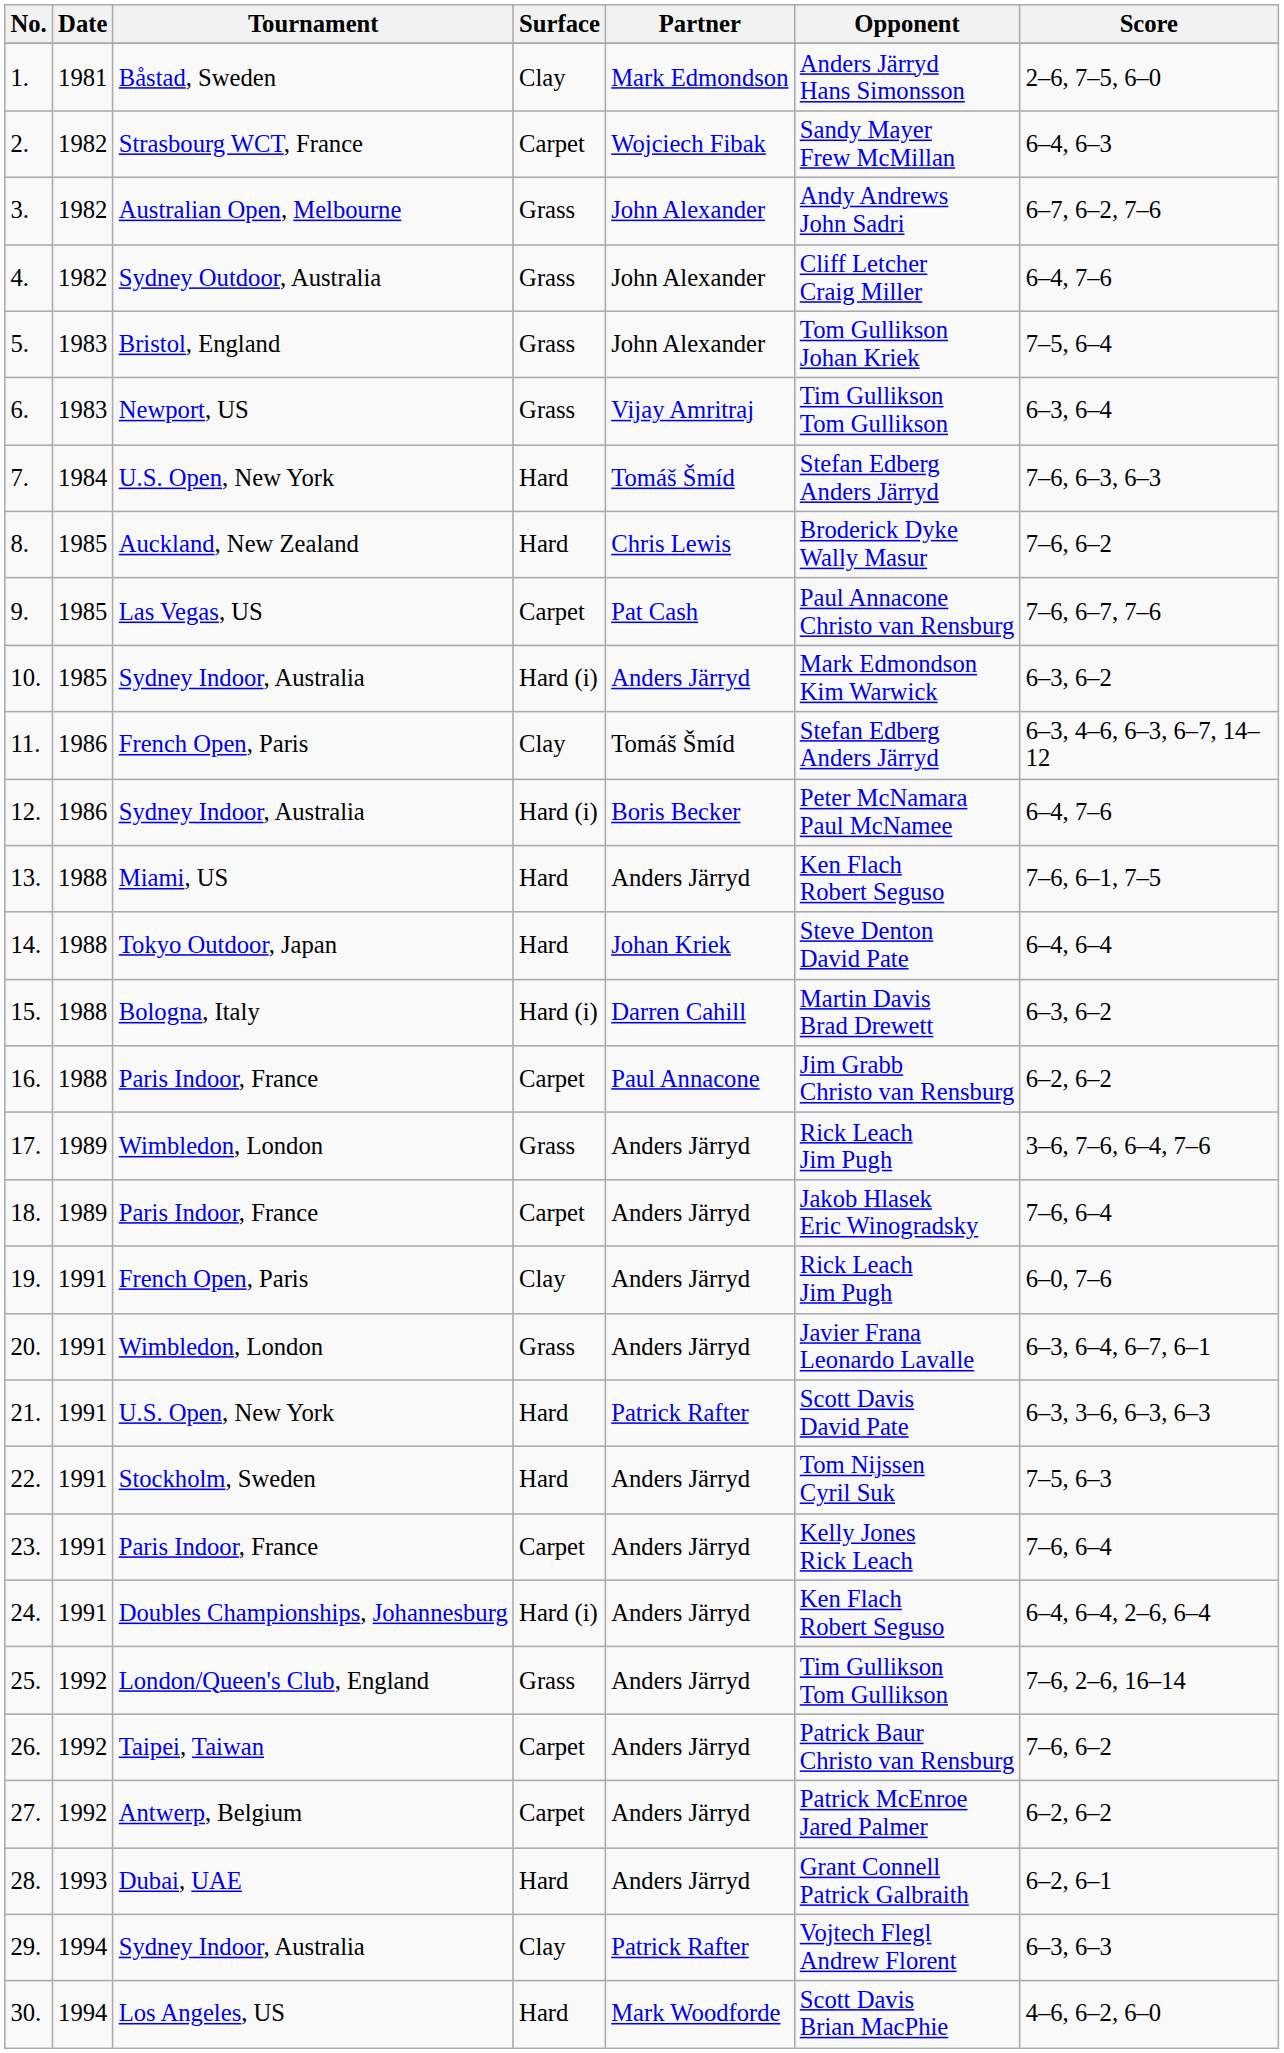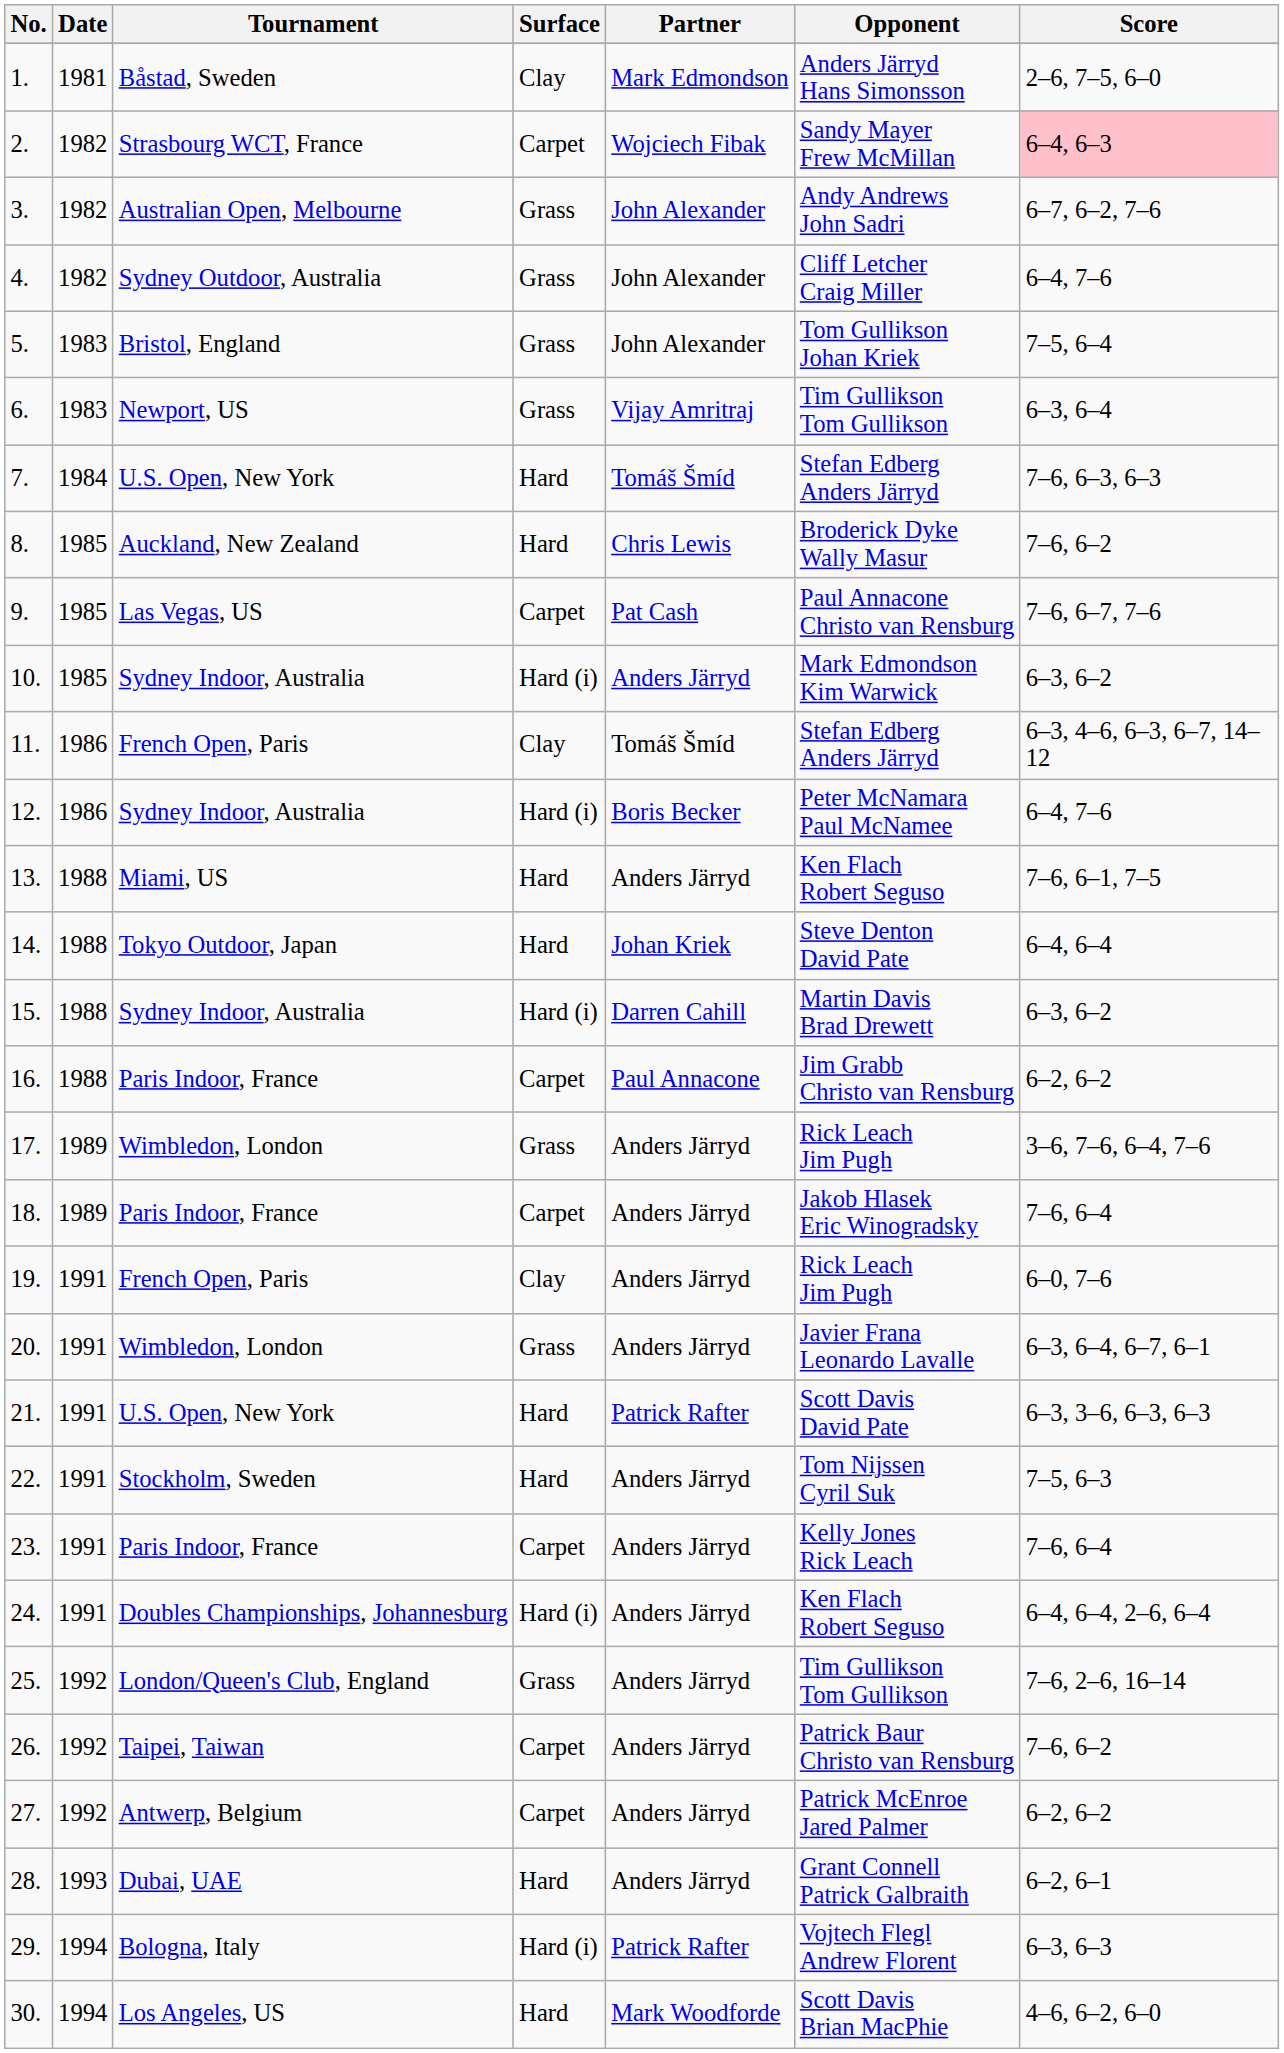(1069, 143) no background -> (1069, 143) pink background
(189, 1012) Bologna, Italy -> (242, 1012) Sydney Indoor, Australia
(242, 1947) Sydney Indoor, Australia -> (189, 1947) Bologna, Italy
(542, 1947) Clay -> (558, 1947) Hard (i)
